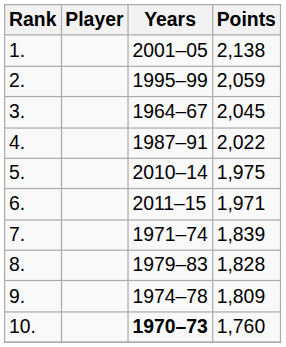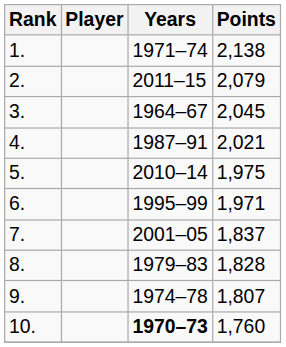(170, 50) 2001–05 -> (170, 50) 1971–74
(170, 81) 1995–99 -> (169, 81) 2011–15
(241, 81) 2,059 -> (241, 81) 2,079
(241, 142) 2,022 -> (241, 142) 2,021
(169, 204) 2011–15 -> (170, 204) 1995–99
(170, 234) 1971–74 -> (170, 234) 2001–05
(241, 234) 1,839 -> (241, 234) 1,837
(241, 296) 1,809 -> (241, 296) 1,807
